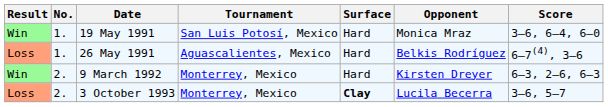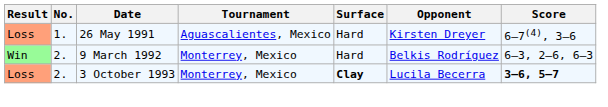- row: (117, 32)
(451, 53) Belkis Rodríguez -> (437, 34) Kirsten Dreyer
(444, 73) Kirsten Dreyer -> (444, 54) Belkis Rodríguez
(539, 92) normal -> (532, 73) bold
